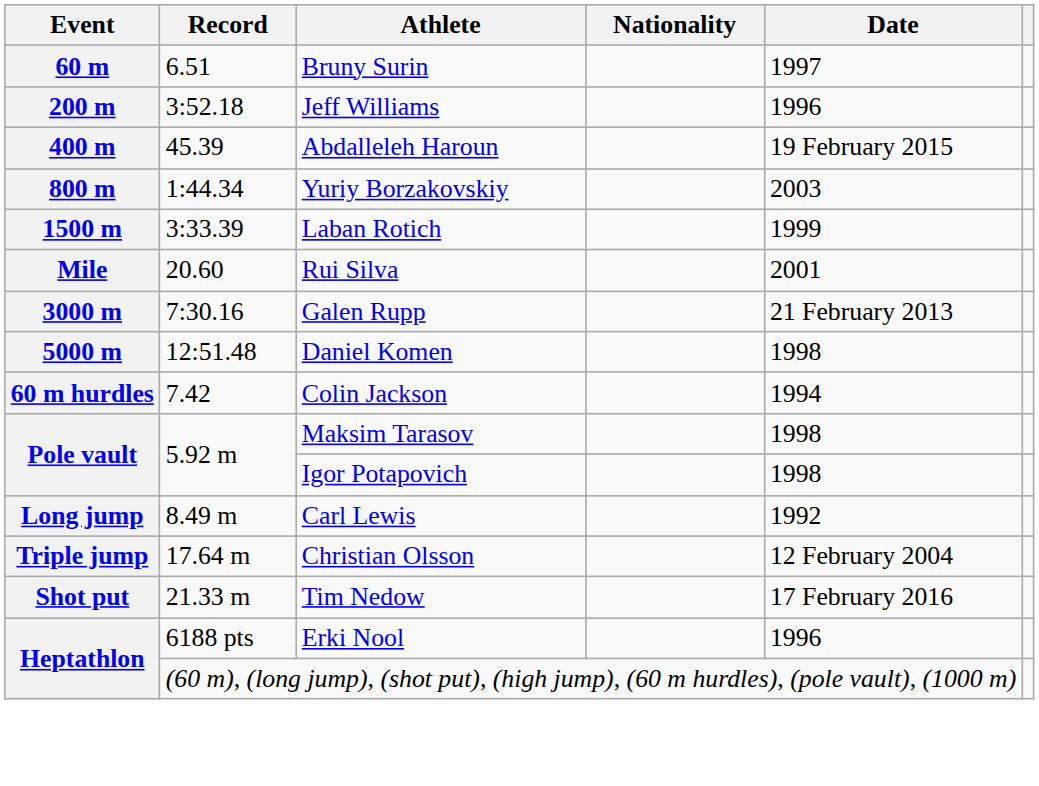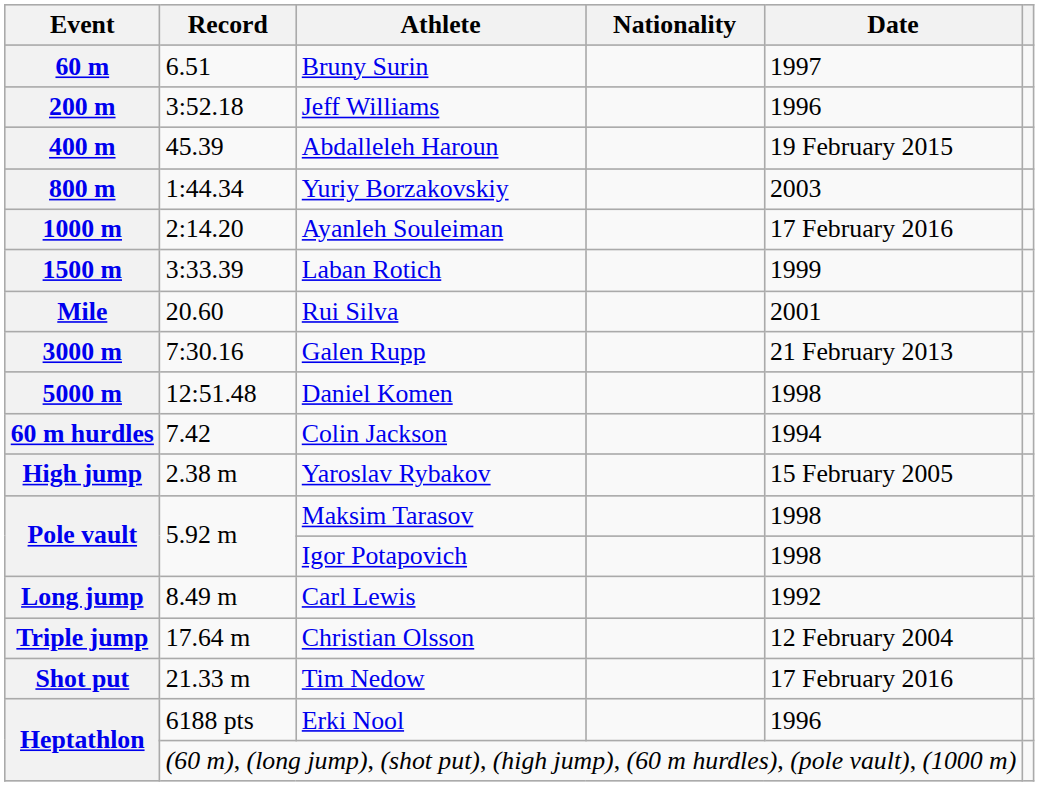+ row: (403, 229)
+ row: (396, 474)
